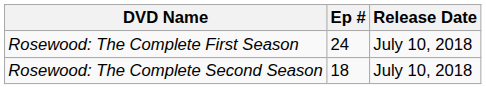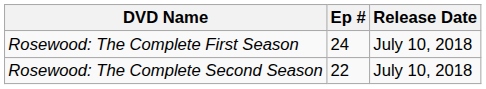(340, 70) 18 -> (340, 70) 22
